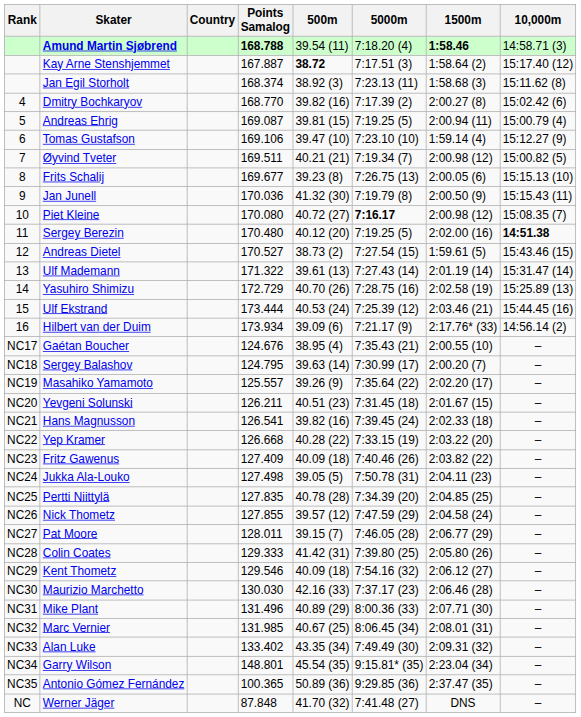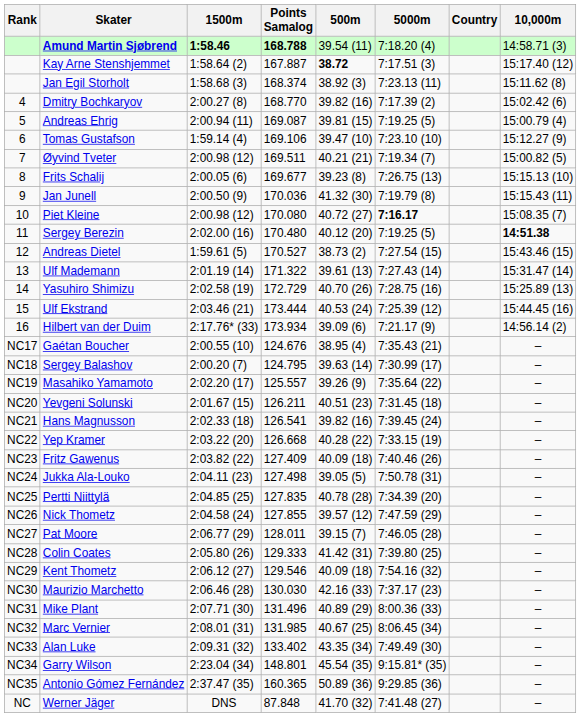columns swapped: (212, 20) <-> (463, 20)
(262, 684) 100.365 -> (285, 684) 160.365
